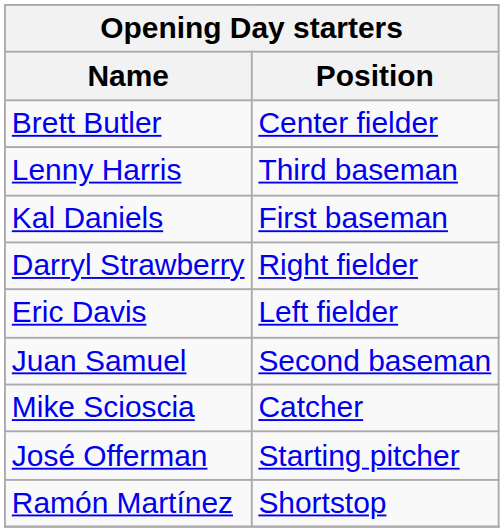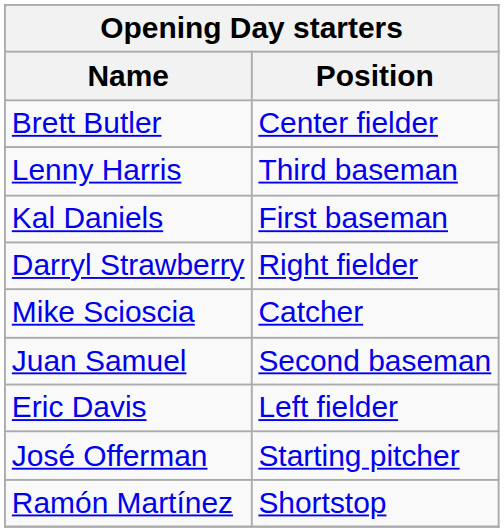rows swapped: (79, 312) <-> (103, 407)
